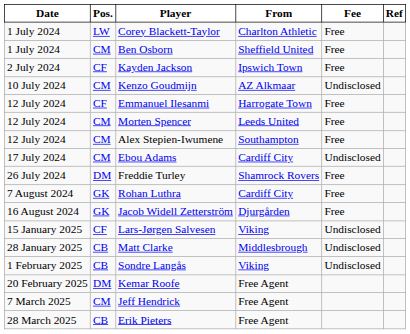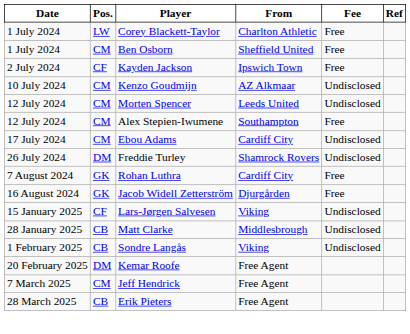- row: (164, 103)
(335, 121) Free -> (353, 103) Undisclosed
(335, 175) Free -> (353, 157) Undisclosed
